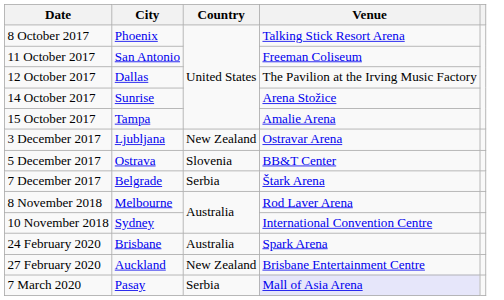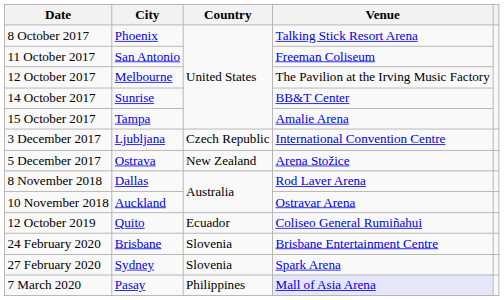(132, 77) Dallas -> (144, 77) Melbourne
(299, 98) Arena Stožice -> (312, 98) BB&T Center
(221, 139) New Zealand -> (228, 139) Czech Republic
(302, 139) Ostravar Arena -> (360, 139) International Convention Centre
(209, 160) Slovenia -> (221, 160) New Zealand
(299, 160) BB&T Center -> (313, 160) Arena Stožice
- row: (54, 181)
(144, 202) Melbourne -> (132, 181) Dallas
(134, 222) Sydney -> (140, 202) Auckland
(347, 222) International Convention Centre -> (315, 202) Ostravar Arena
+ row: (52, 222)
(210, 243) Australia -> (209, 243) Slovenia
(295, 243) Spark Arena -> (357, 243) Brisbane Entertainment Centre
(140, 264) Auckland -> (134, 264) Sydney
(221, 264) New Zealand -> (209, 264) Slovenia
(344, 264) Brisbane Entertainment Centre -> (308, 264) Spark Arena
(203, 285) Serbia -> (216, 285) Philippines
